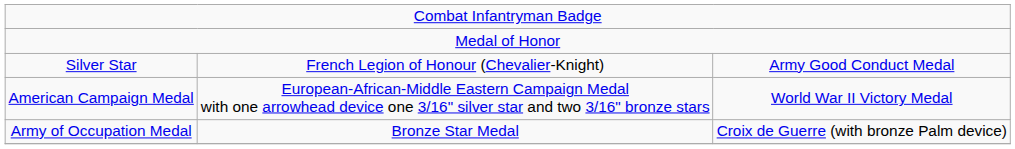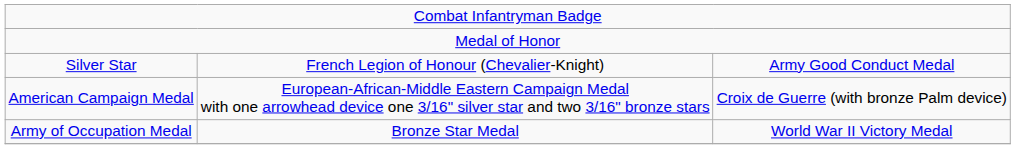(862, 98) World War II Victory Medal -> (862, 98) Croix de Guerre (with bronze Palm device)
(862, 131) Croix de Guerre (with bronze Palm device) -> (862, 131) World War II Victory Medal
